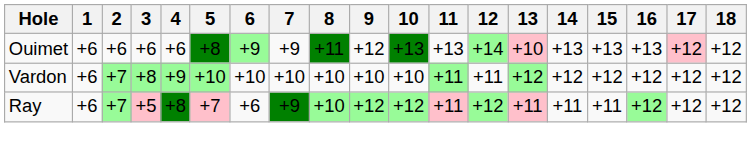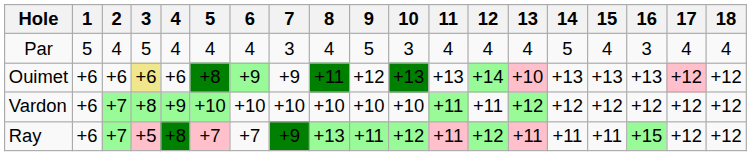+ row: (38, 48)
(146, 48) no background -> (146, 77) khaki background
(250, 106) +6 -> (250, 135) +7
(329, 106) +10 -> (329, 135) +13
(369, 106) +12 -> (369, 135) +11
(647, 106) +12 -> (647, 135) +15
